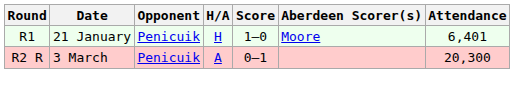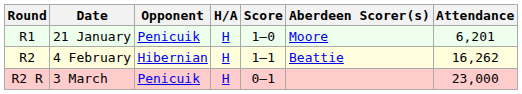(467, 36) 6,401 -> (475, 36) 6,201
+ row: (92, 57)
(218, 57) A -> (226, 79) H
(467, 57) 20,300 -> (475, 79) 23,000
